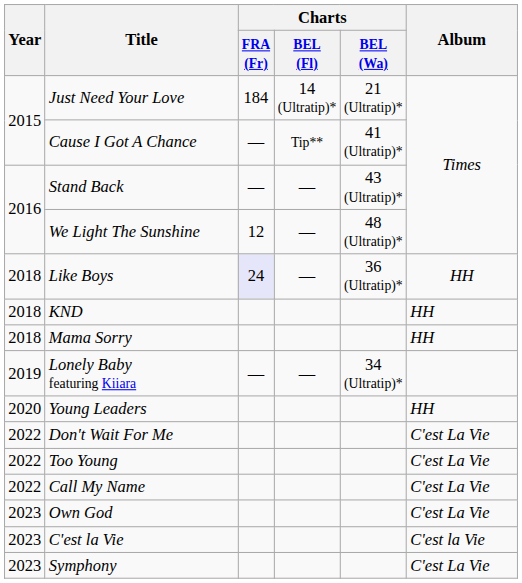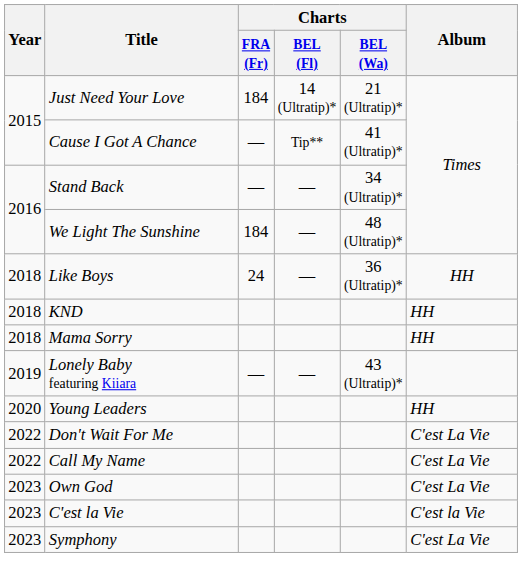(373, 187) 43 (Ultratip)* -> (373, 187) 34 (Ultratip)*
(256, 231) 12 -> (256, 231) 184
(256, 276) lavender background -> (256, 276) no background
(373, 373) 34 (Ultratip)* -> (373, 373) 43 (Ultratip)*
- row: (83, 460)
